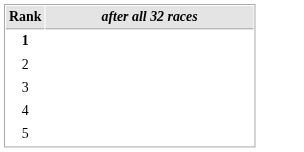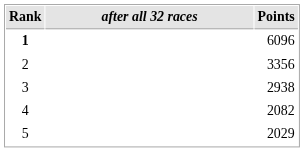+ column: (276, 17)
